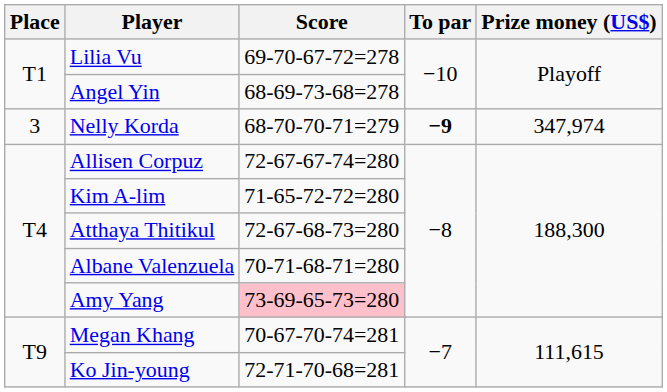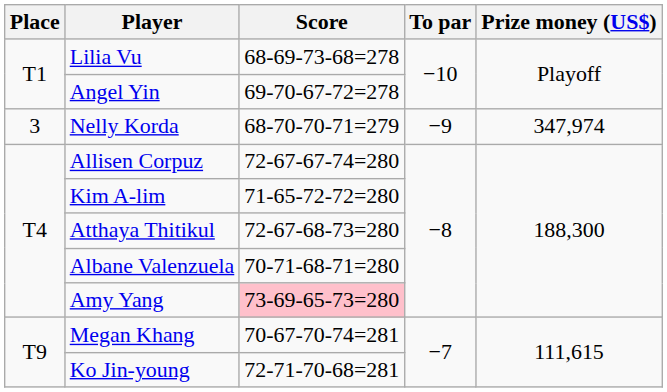(322, 56) 69-70-67-72=278 -> (322, 56) 68-69-73-68=278
(322, 91) 68-69-73-68=278 -> (322, 91) 69-70-67-72=278
(440, 126) bold -> (440, 126) normal
